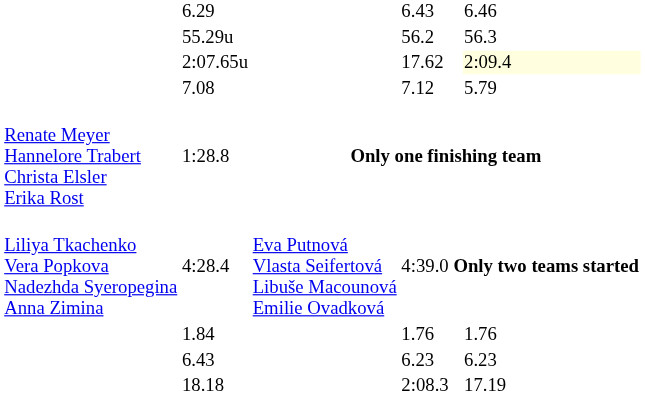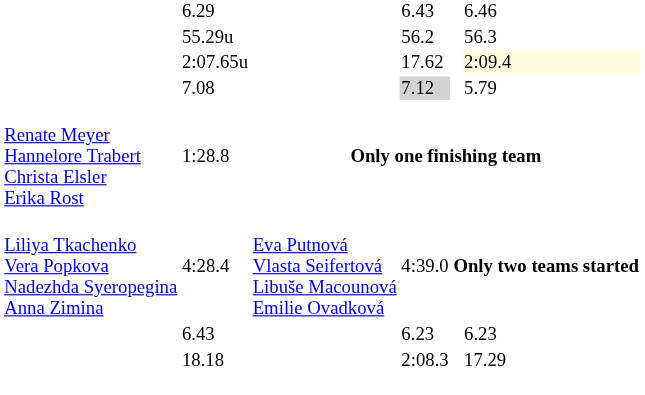(418, 88) no background -> (418, 88) lightgrey background
- row: (198, 333)
(485, 385) 17.19 -> (485, 359) 17.29
